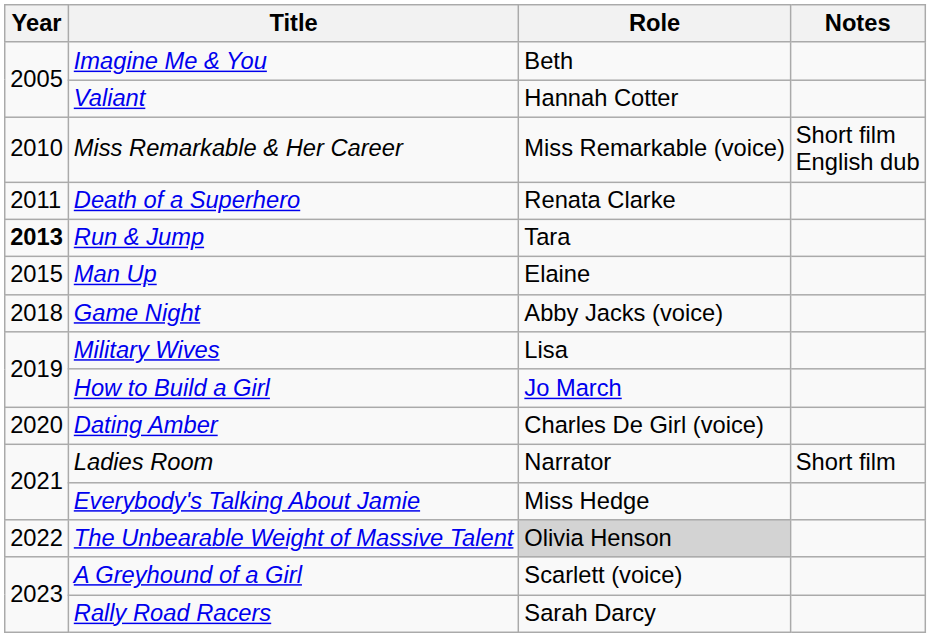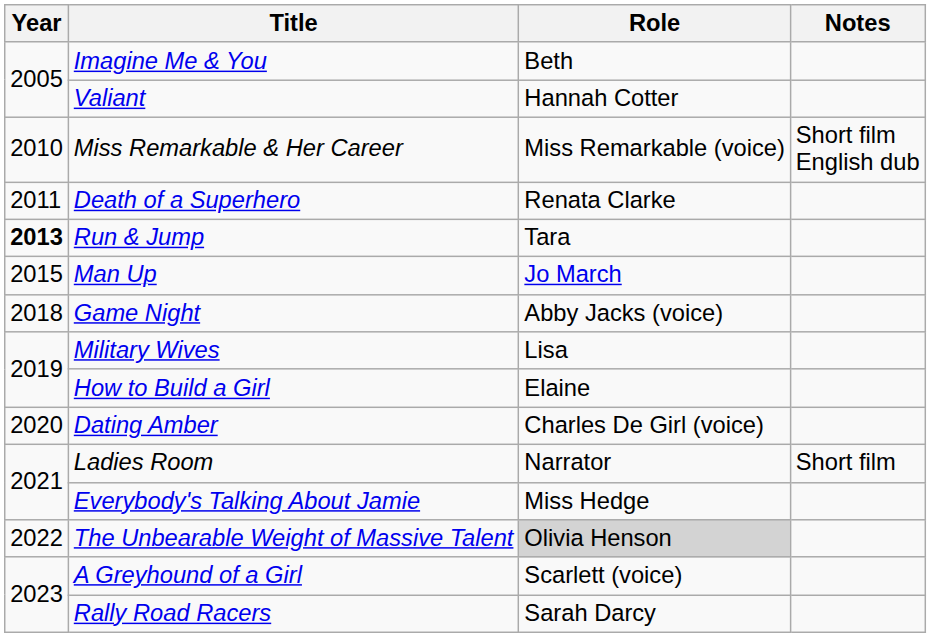(557, 275) Elaine -> (573, 275) Jo March
(573, 387) Jo March -> (557, 387) Elaine
